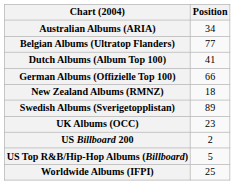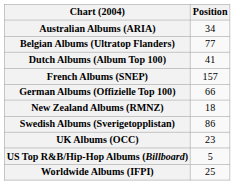+ row: (97, 76)
(210, 108) 89 -> (210, 124) 86
- row: (97, 140)
